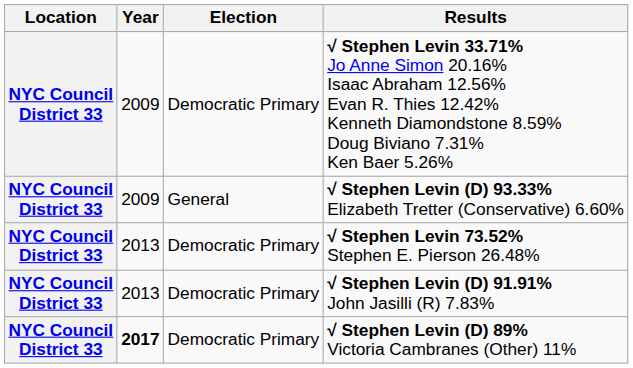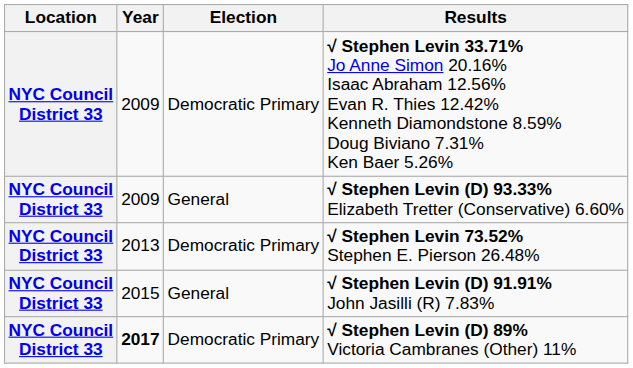(140, 293) 2013 -> (140, 293) 2015
(243, 293) Democratic Primary -> (198, 293) General
